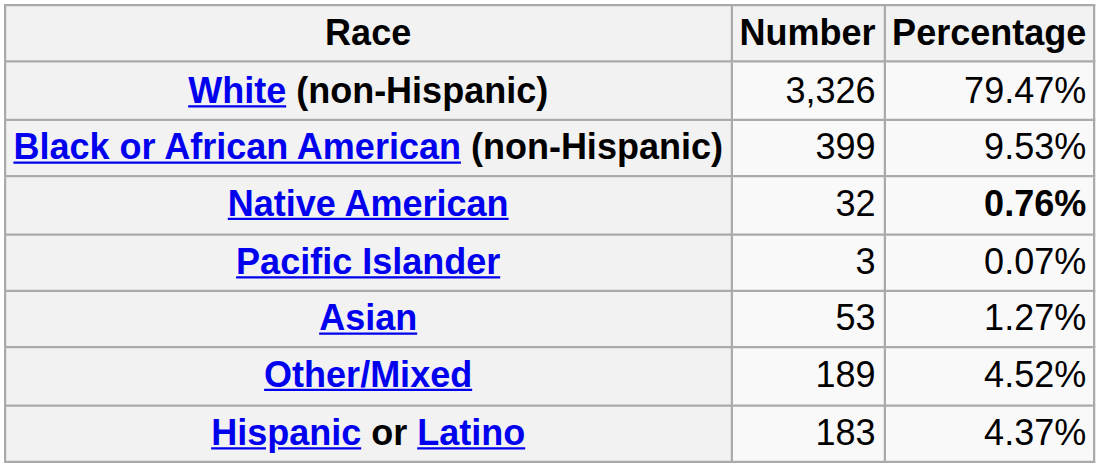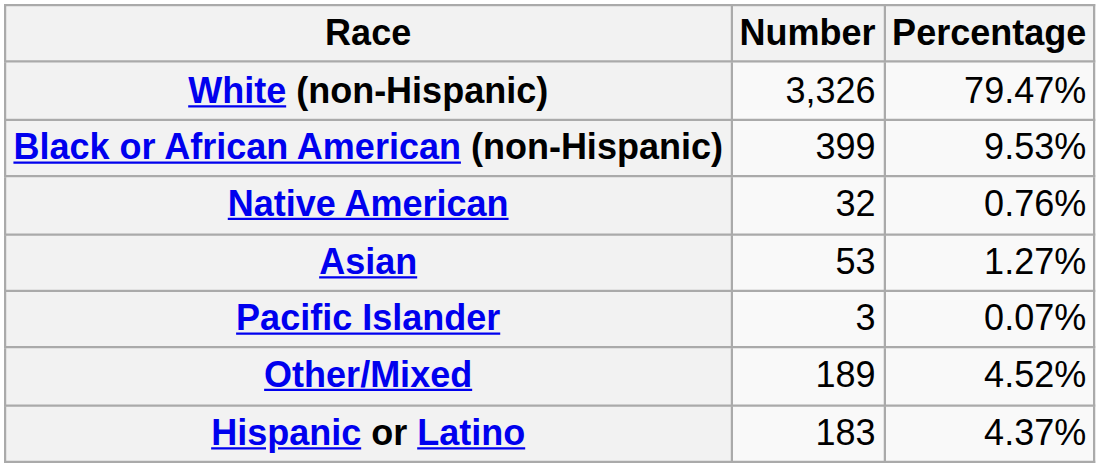(1035, 204) bold -> (1035, 204) normal
rows swapped: (368, 318) <-> (368, 261)
